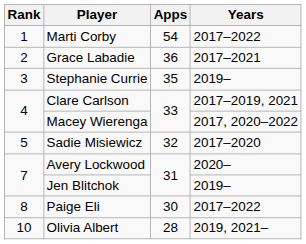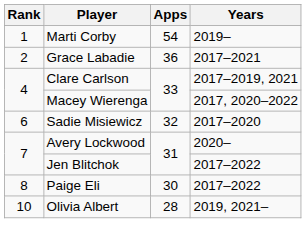(227, 36) 2017–2022 -> (212, 36) 2019–
- row: (97, 79)
(24, 143) 5 -> (24, 121) 6
(212, 185) 2019– -> (227, 164) 2017–2022
